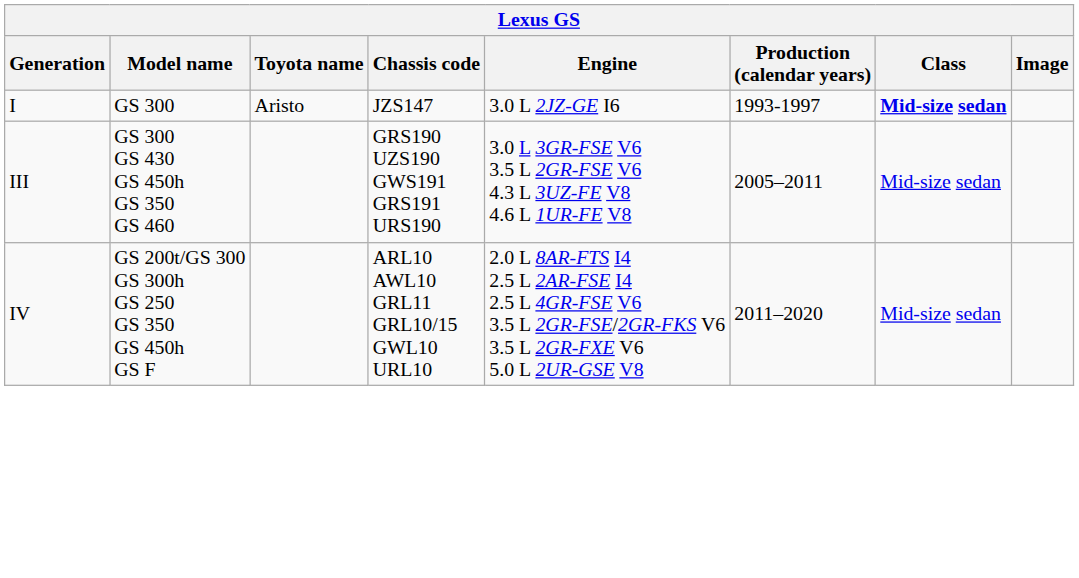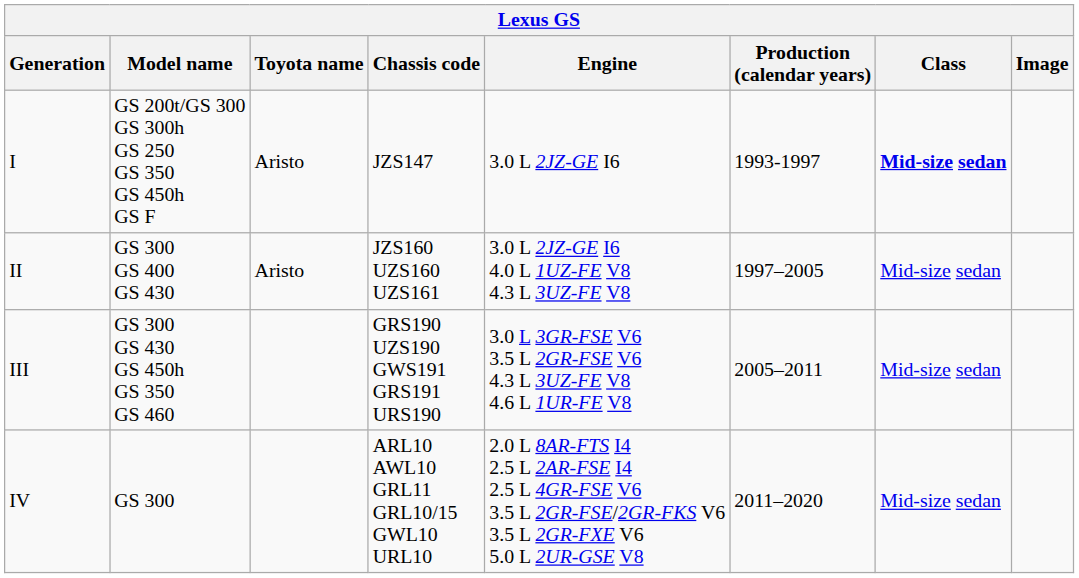(144, 105) GS 300 -> (180, 161) GS 200t/GS 300 GS 300h GS 250 GS 350 GS 450h GS F
+ row: (16, 270)
(180, 313) GS 200t/GS 300 GS 300h GS 250 GS 350 GS 450h GS F -> (144, 501) GS 300
